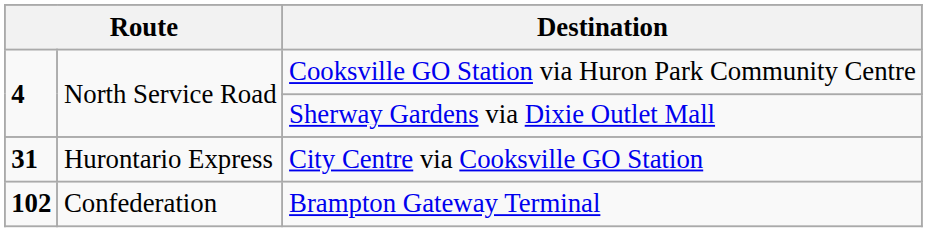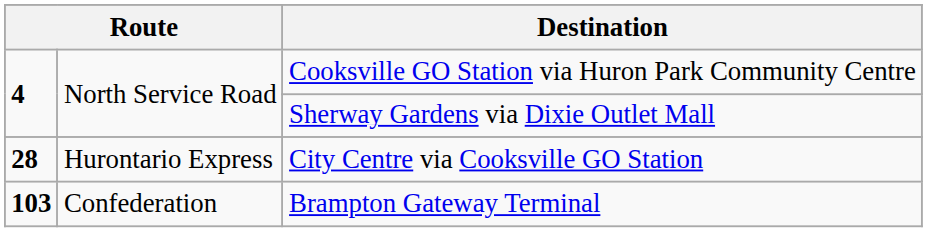(25, 159) 31 -> (25, 159) 28
(31, 203) 102 -> (31, 203) 103
